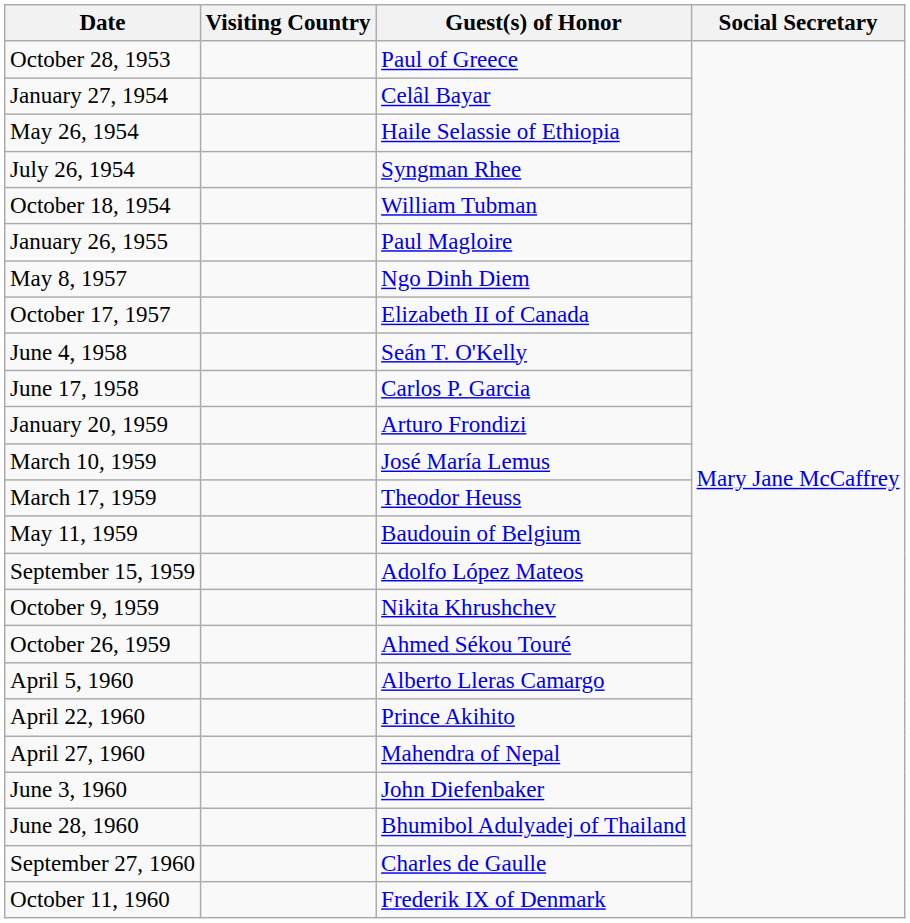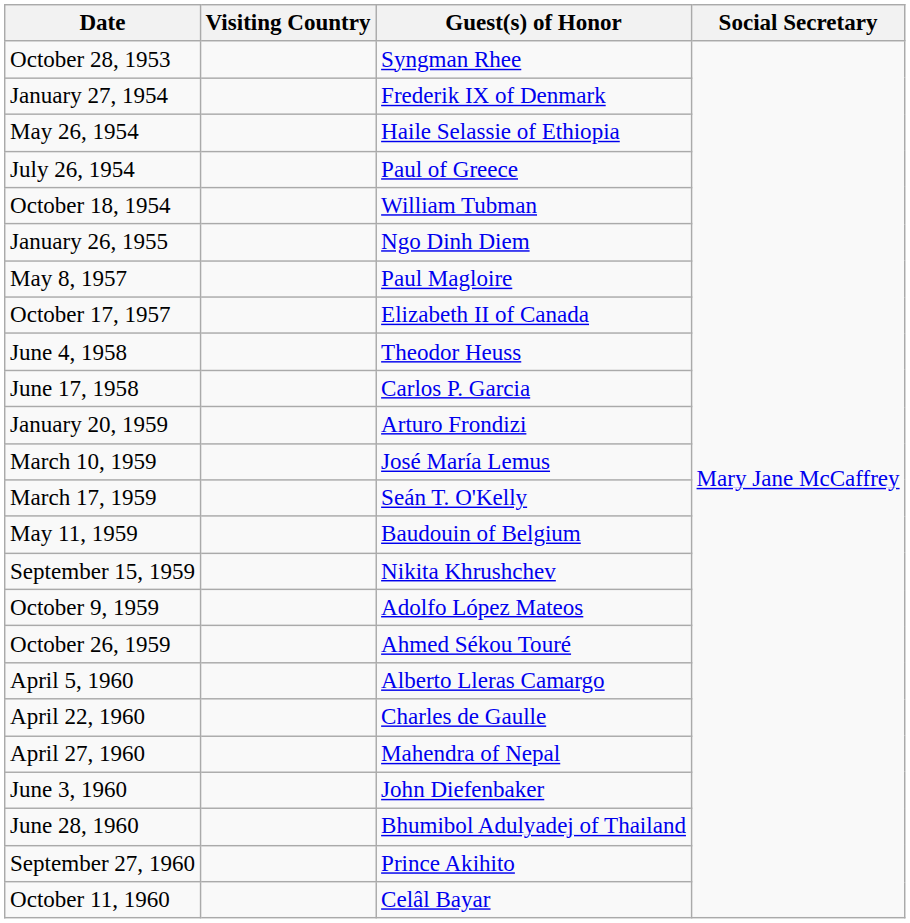(450, 59) Paul of Greece -> (451, 59) Syngman Rhee
(436, 95) Celâl Bayar -> (493, 95) Frederik IX of Denmark
(451, 168) Syngman Rhee -> (450, 168) Paul of Greece
(447, 242) Paul Magloire -> (455, 242) Ngo Dinh Diem
(455, 278) Ngo Dinh Diem -> (447, 278) Paul Magloire
(454, 351) Seán T. O'Kelly -> (451, 351) Theodor Heuss
(451, 497) Theodor Heuss -> (454, 497) Seán T. O'Kelly
(482, 570) Adolfo López Mateos -> (468, 570) Nikita Khrushchev
(468, 607) Nikita Khrushchev -> (482, 607) Adolfo López Mateos
(448, 717) Prince Akihito -> (464, 717) Charles de Gaulle
(464, 863) Charles de Gaulle -> (448, 863) Prince Akihito
(493, 899) Frederik IX of Denmark -> (436, 899) Celâl Bayar
